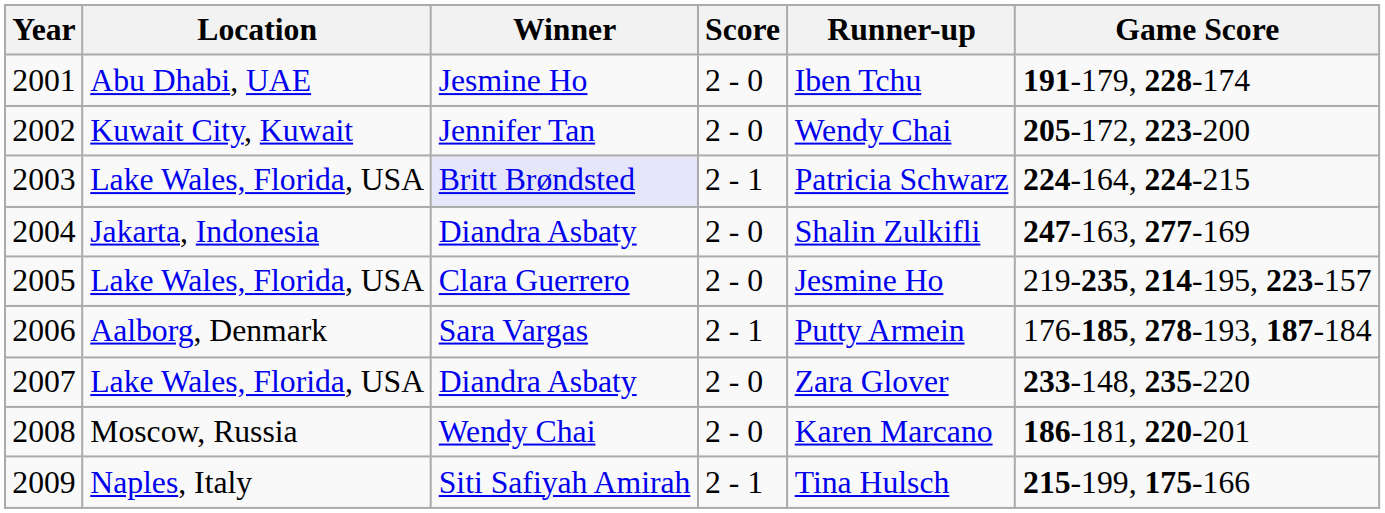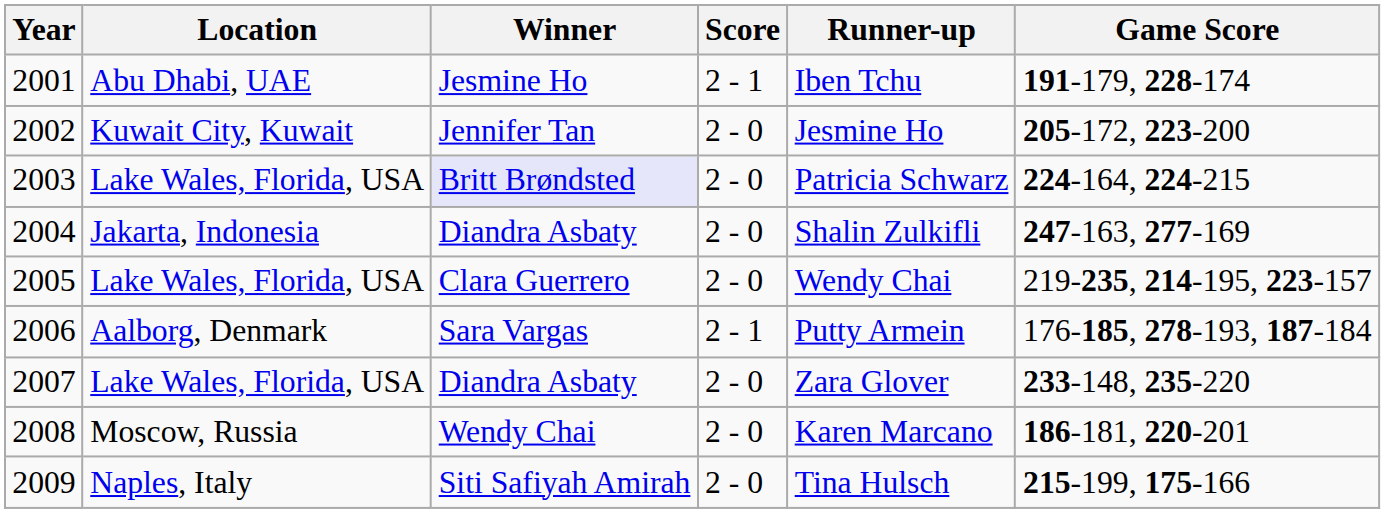(734, 79) 2 - 0 -> (734, 79) 2 - 1
(873, 130) Wendy Chai -> (869, 130) Jesmine Ho
(734, 180) 2 - 1 -> (734, 180) 2 - 0
(869, 280) Jesmine Ho -> (873, 280) Wendy Chai
(734, 481) 2 - 1 -> (734, 481) 2 - 0
